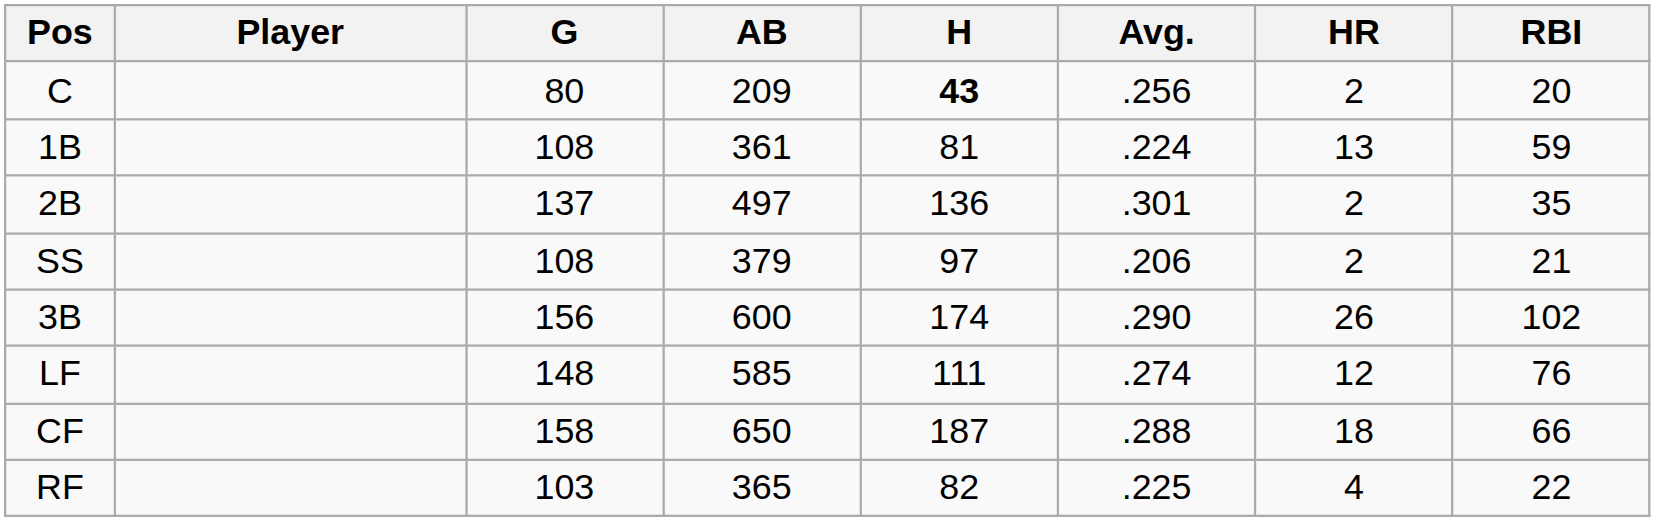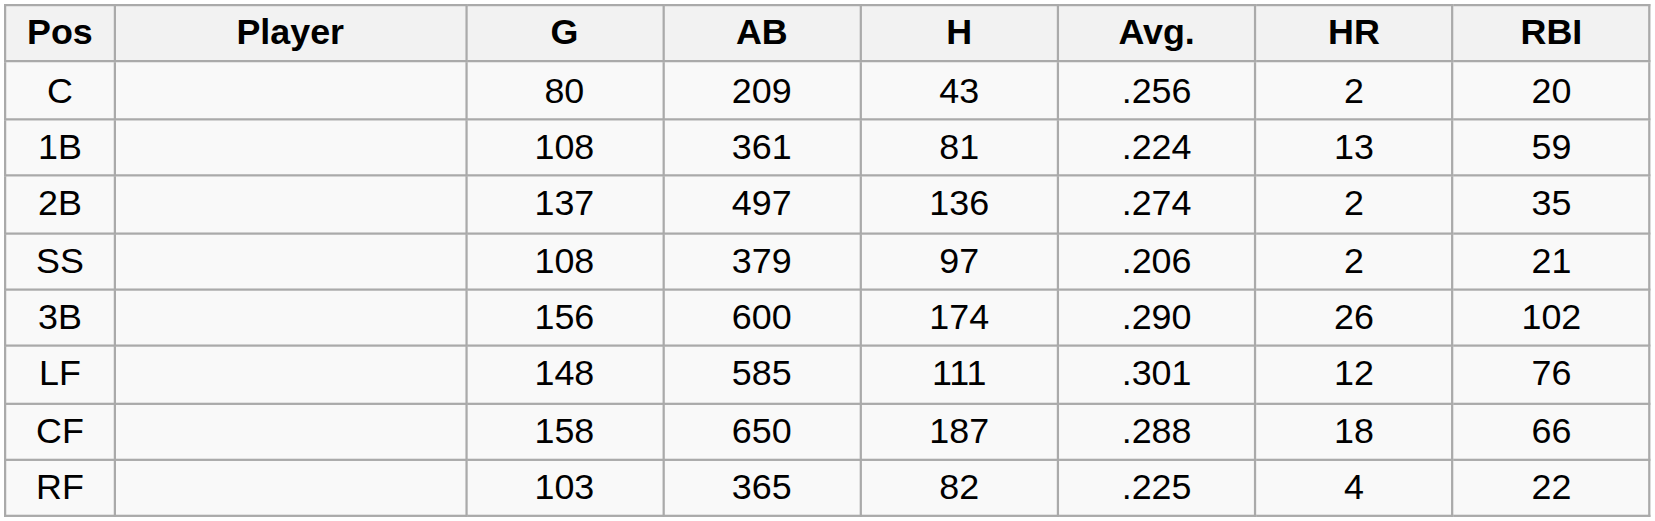(959, 89) bold -> (959, 89) normal
(1157, 203) .301 -> (1157, 203) .274
(1157, 373) .274 -> (1157, 373) .301
